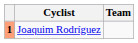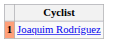- column: (118, 13)
